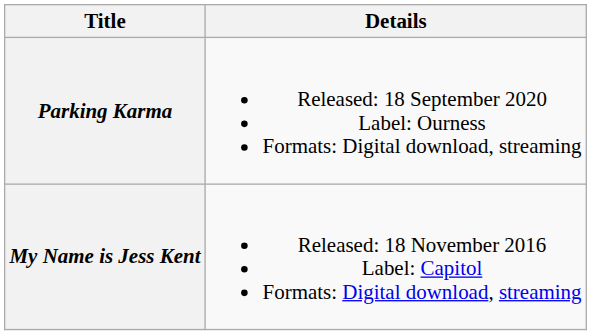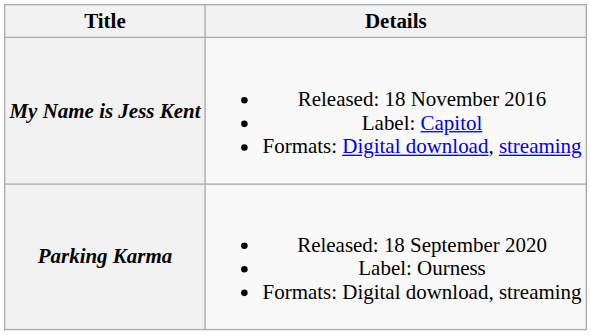rows swapped: (105, 256) <-> (105, 110)
